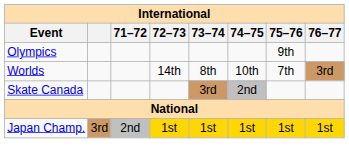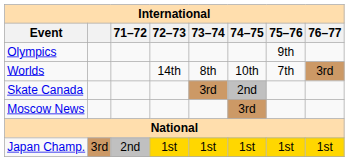+ row: (46, 109)
